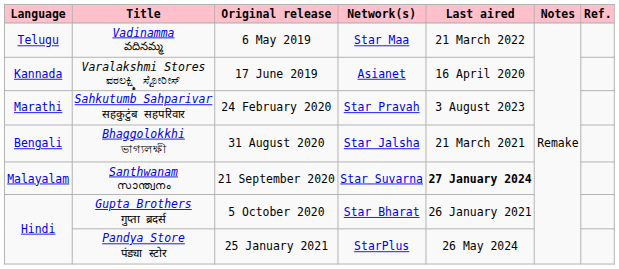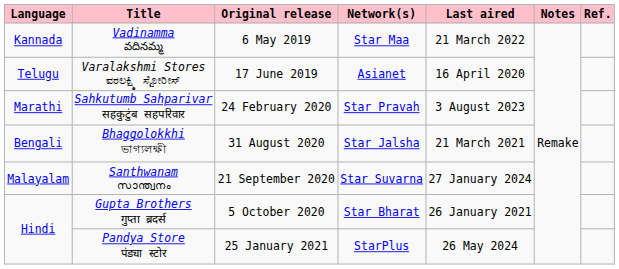(38, 40) Telugu -> (38, 40) Kannada
(38, 74) Kannada -> (38, 74) Telugu
(480, 178) bold -> (480, 178) normal
